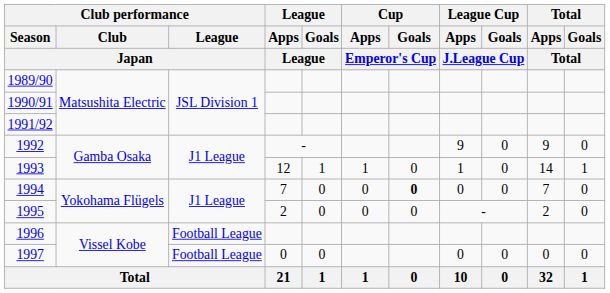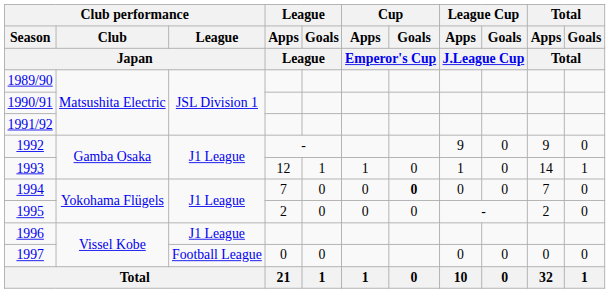(217, 233) Football League -> (217, 233) J1 League
